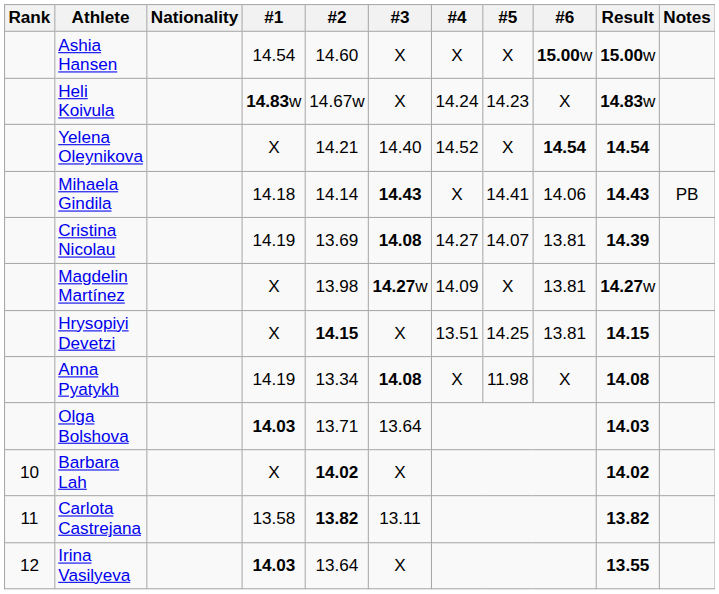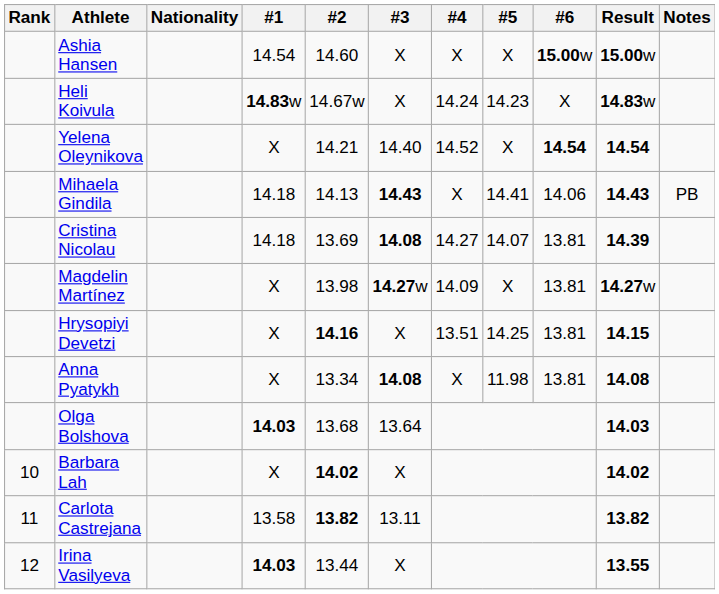(337, 194) 14.14 -> (337, 194) 14.13
(274, 240) 14.19 -> (274, 240) 14.18
(337, 333) 14.15 -> (337, 333) 14.16
(274, 379) 14.19 -> (274, 379) X
(565, 379) X -> (565, 379) 13.81
(337, 426) 13.71 -> (337, 426) 13.68
(337, 565) 13.64 -> (337, 565) 13.44
